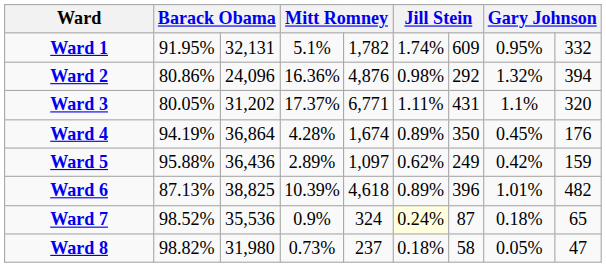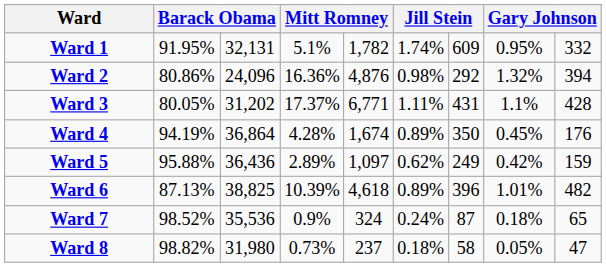(578, 104) 320 -> (578, 104) 428
(421, 219) lightyellow background -> (421, 219) no background
